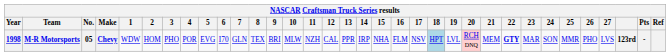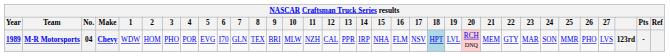(13, 40) 1998 -> (13, 40) 1989
(89, 40) 05 -> (89, 40) 04
(511, 40) bold -> (511, 40) normal
